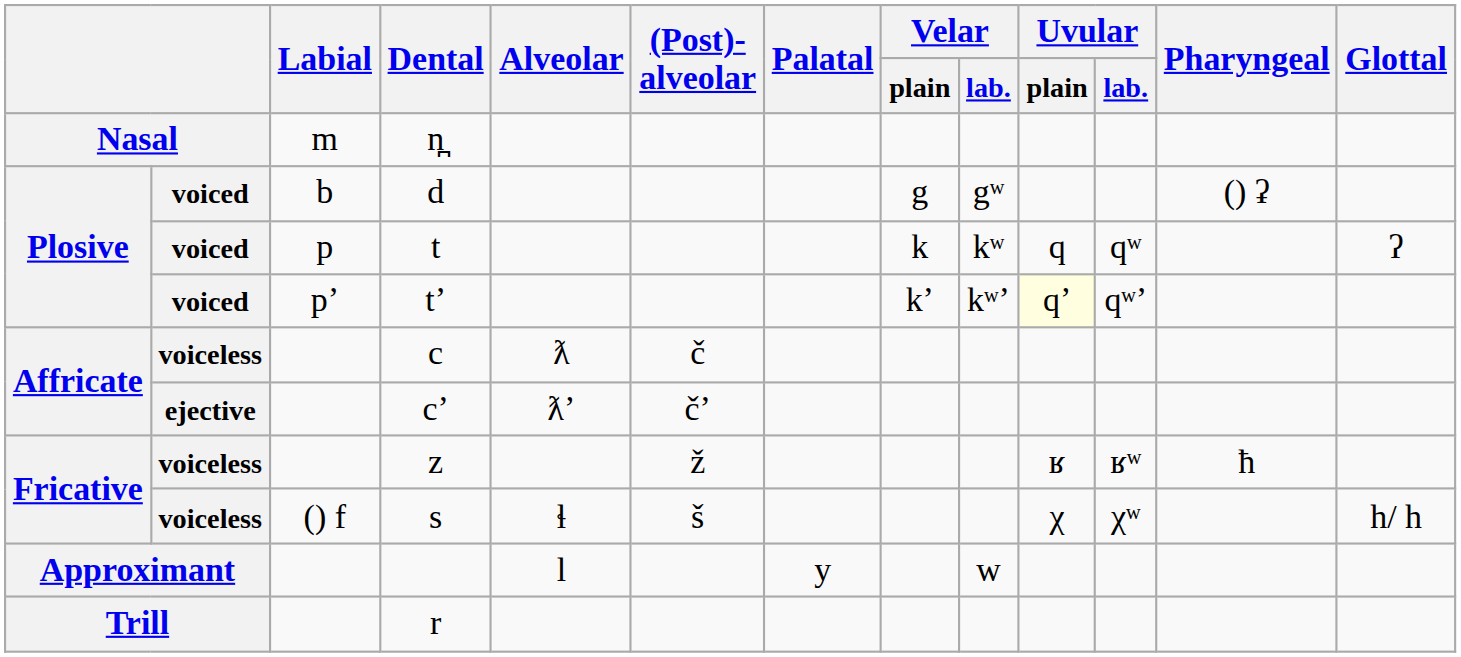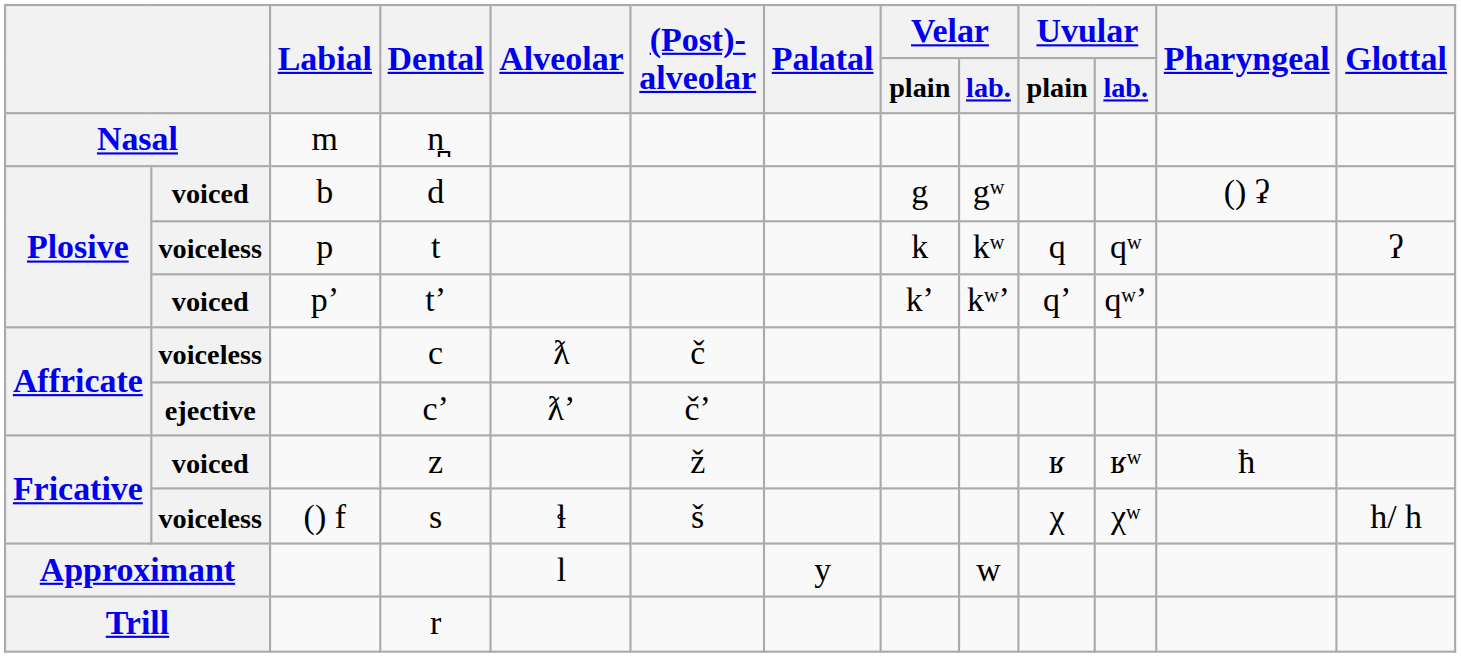(210, 248) voiced -> (210, 248) voiceless
(1057, 300) lightyellow background -> (1057, 300) no background
(210, 463) voiceless -> (210, 463) voiced
